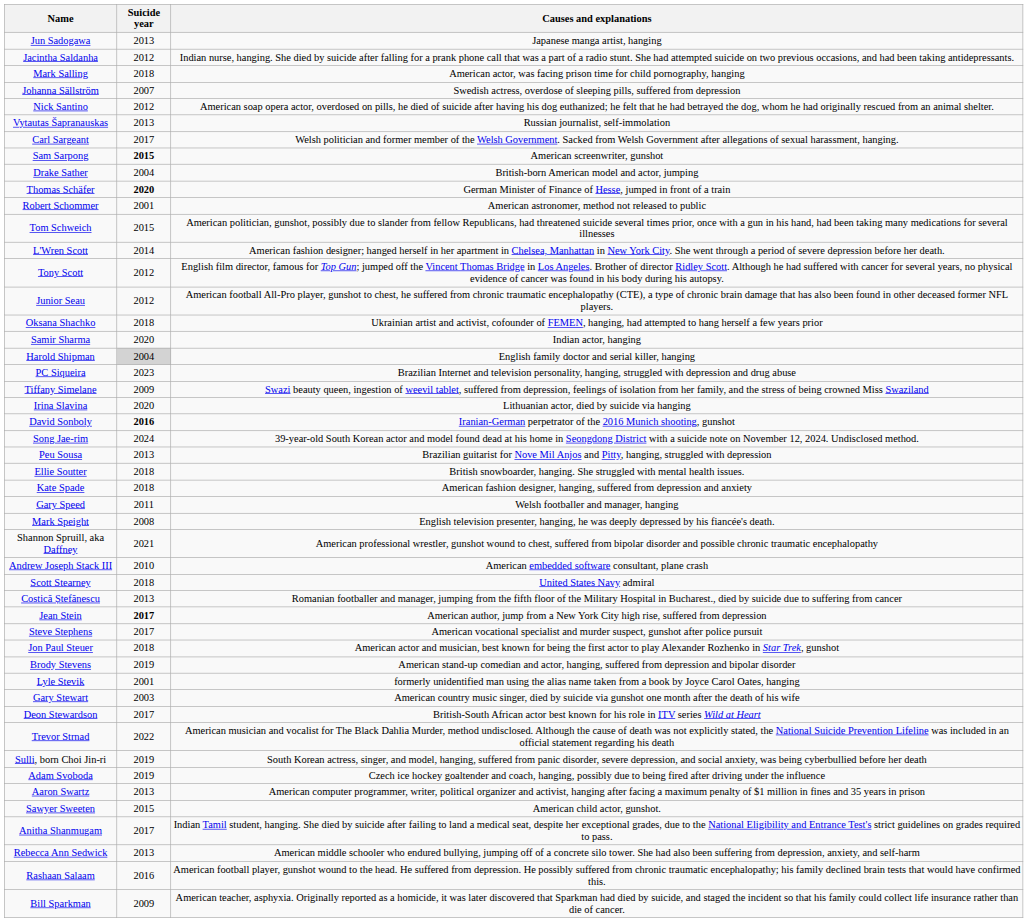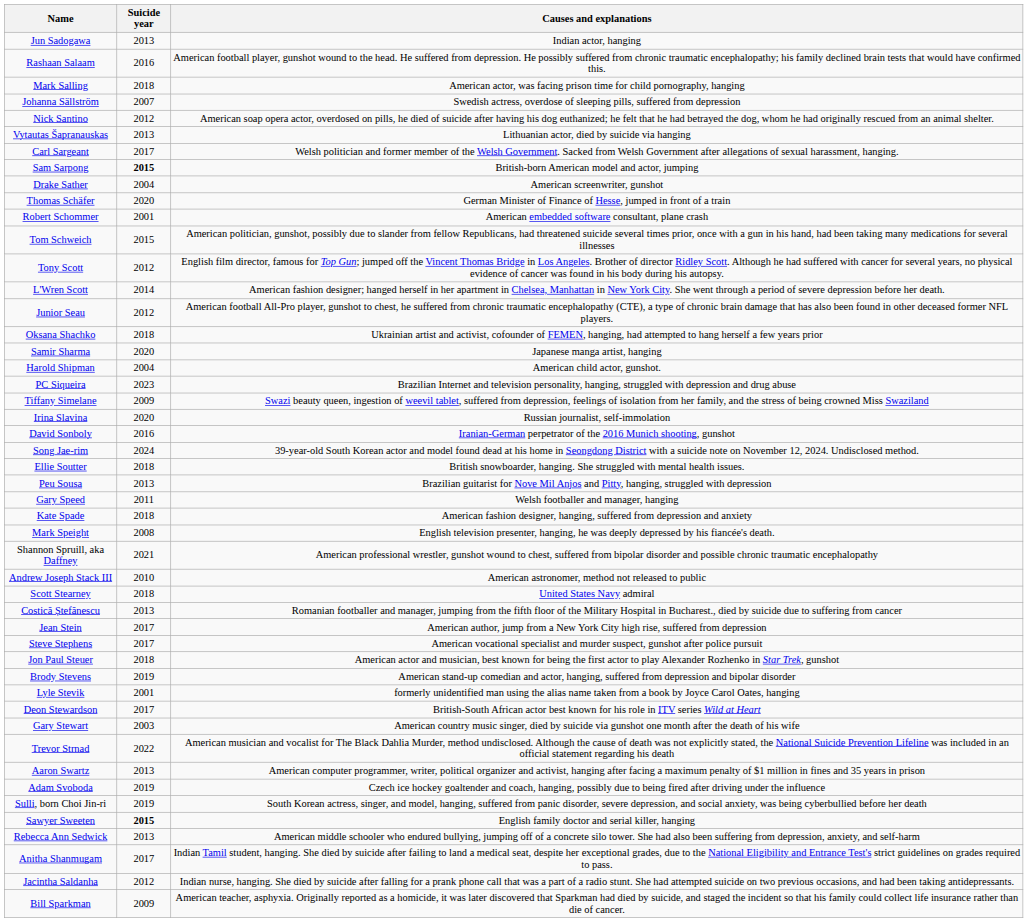(597, 40) Japanese manga artist, hanging -> (597, 40) Indian actor, hanging
rows swapped: (61, 875) <-> (61, 57)
(597, 123) Russian journalist, self-immolation -> (597, 135) Lithuanian actor, died by suicide via hanging
(597, 156) American screenwriter, gunshot -> (597, 168) British-born American model and actor, jumping
(597, 172) British-born American model and actor, jumping -> (597, 184) American screenwriter, gunshot
(144, 189) bold -> (144, 201) normal
(597, 205) American astronomer, method not released to public -> (597, 217) American embedded software consultant, plane crash
rows swapped: (61, 250) <-> (61, 272)
(597, 339) Indian actor, hanging -> (597, 351) Japanese manga artist, hanging
(144, 356) lightgrey background -> (144, 368) no background
(597, 356) English family doctor and serial killer, hanging -> (597, 368) American child actor, gunshot.
(597, 405) Lithuanian actor, died by suicide via hanging -> (597, 417) Russian journalist, self-immolation
(144, 422) bold -> (144, 434) normal
rows swapped: (61, 455) <-> (61, 471)
rows swapped: (61, 488) <-> (61, 504)
(597, 566) American embedded software consultant, plane crash -> (597, 577) American astronomer, method not released to public
(144, 615) bold -> (144, 627) normal
rows swapped: (61, 698) <-> (61, 714)
rows swapped: (61, 759) <-> (61, 792)
(144, 808) normal -> (144, 820) bold
(597, 808) American child actor, gunshot. -> (597, 820) English family doctor and serial killer, hanging
rows swapped: (61, 853) <-> (61, 831)
